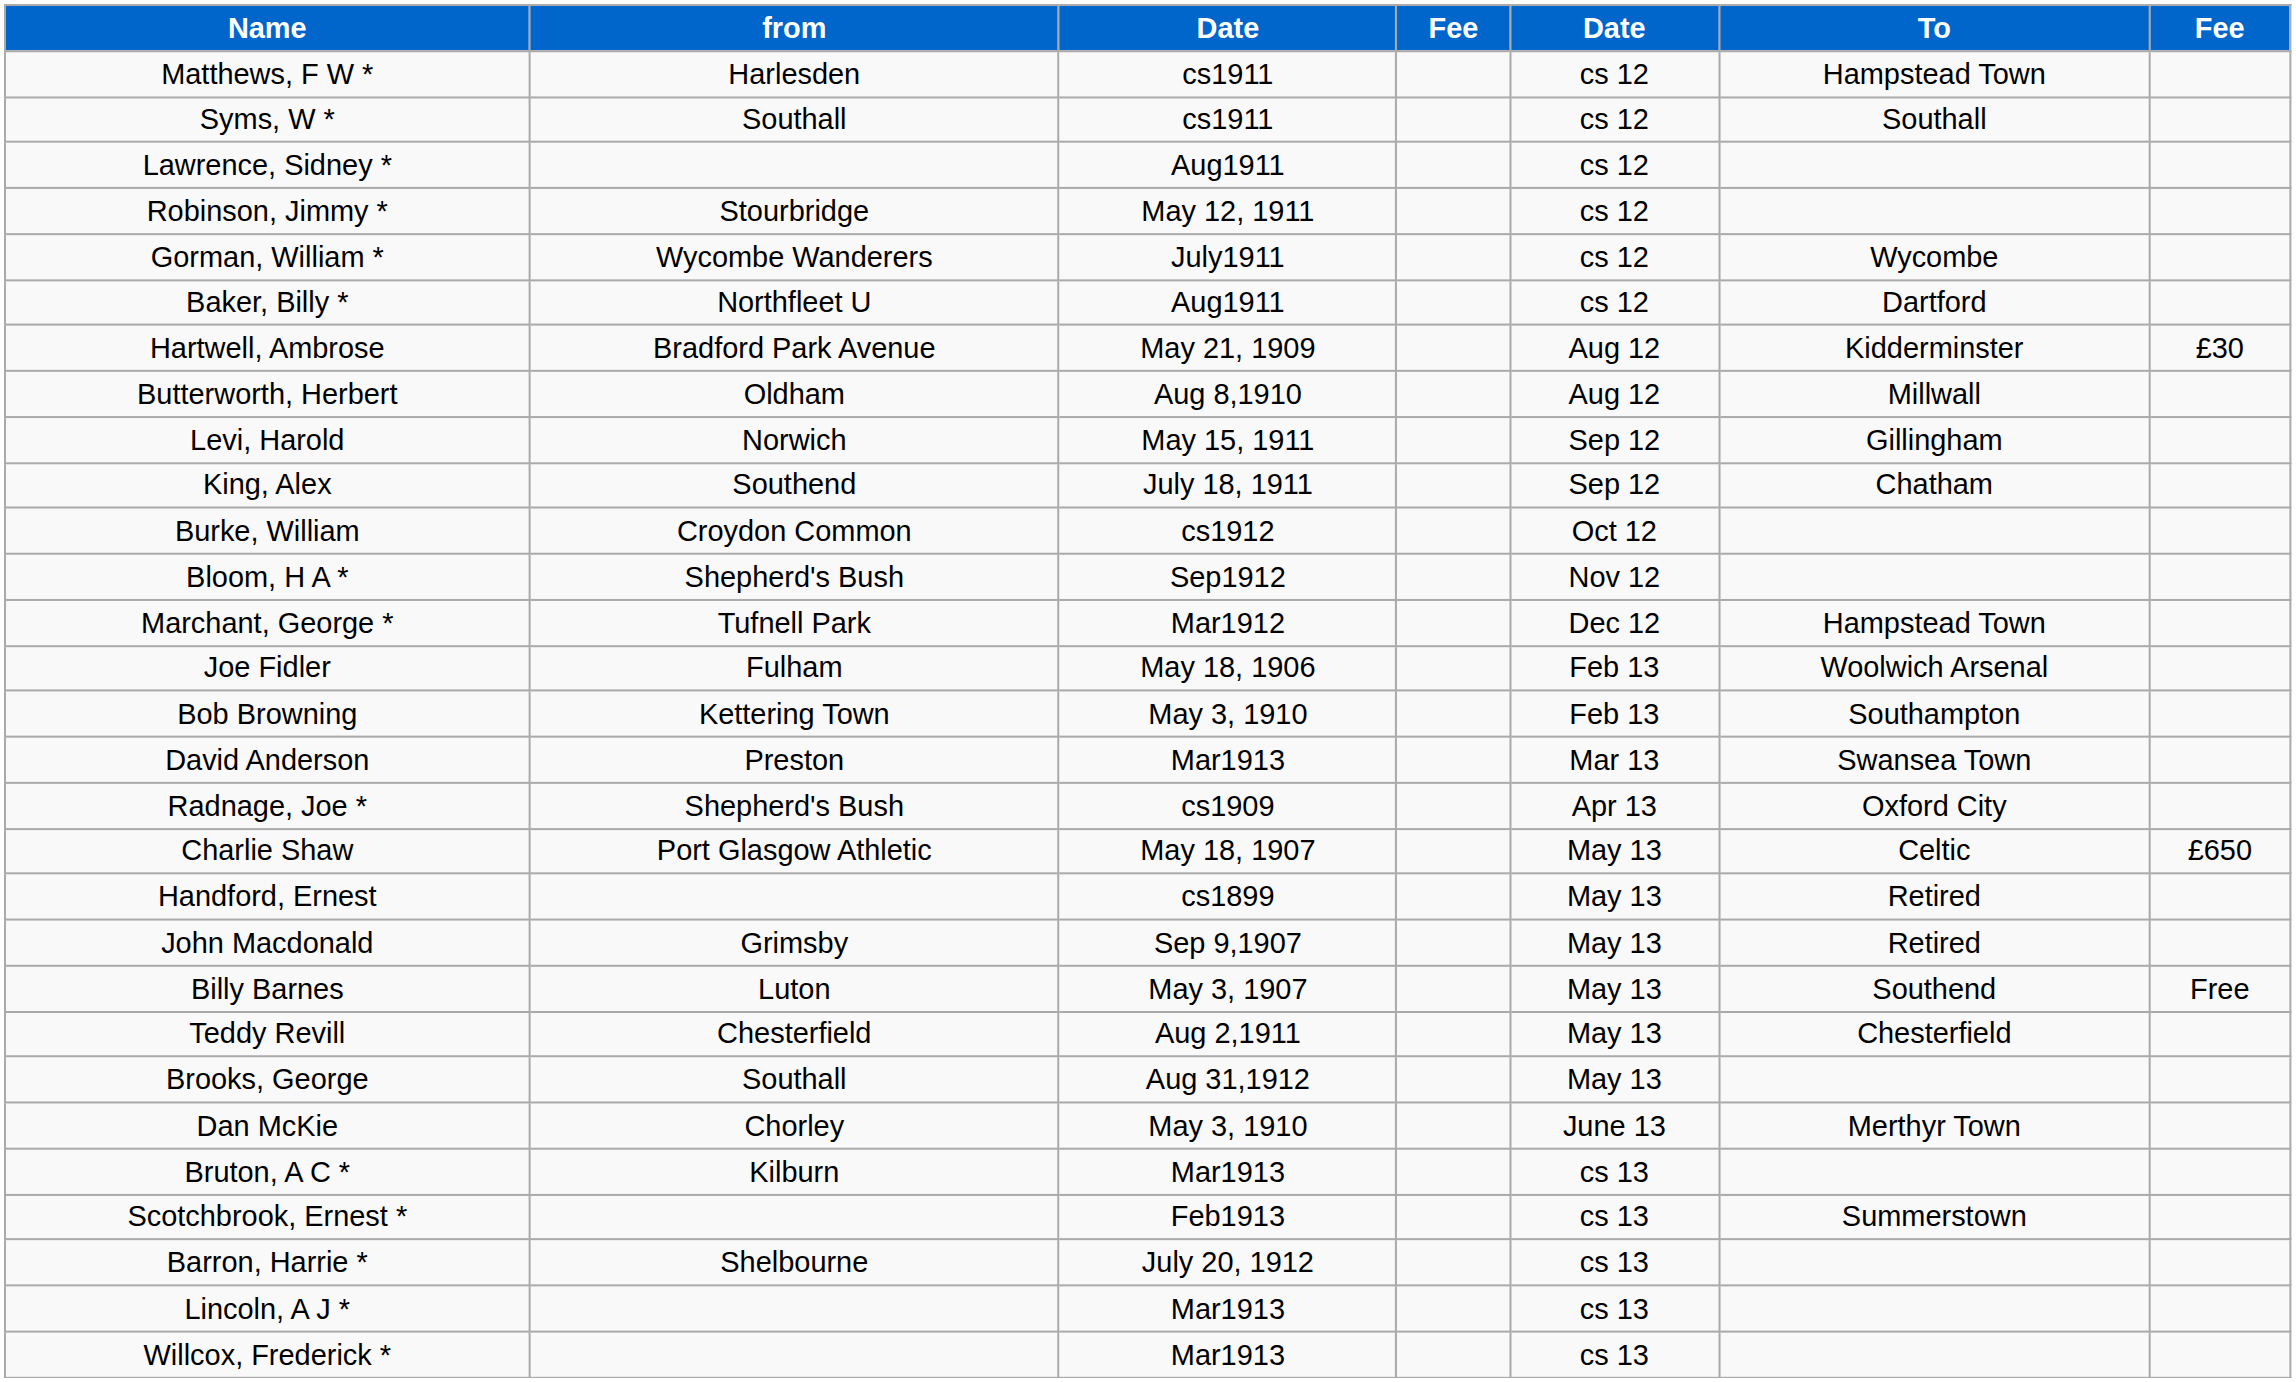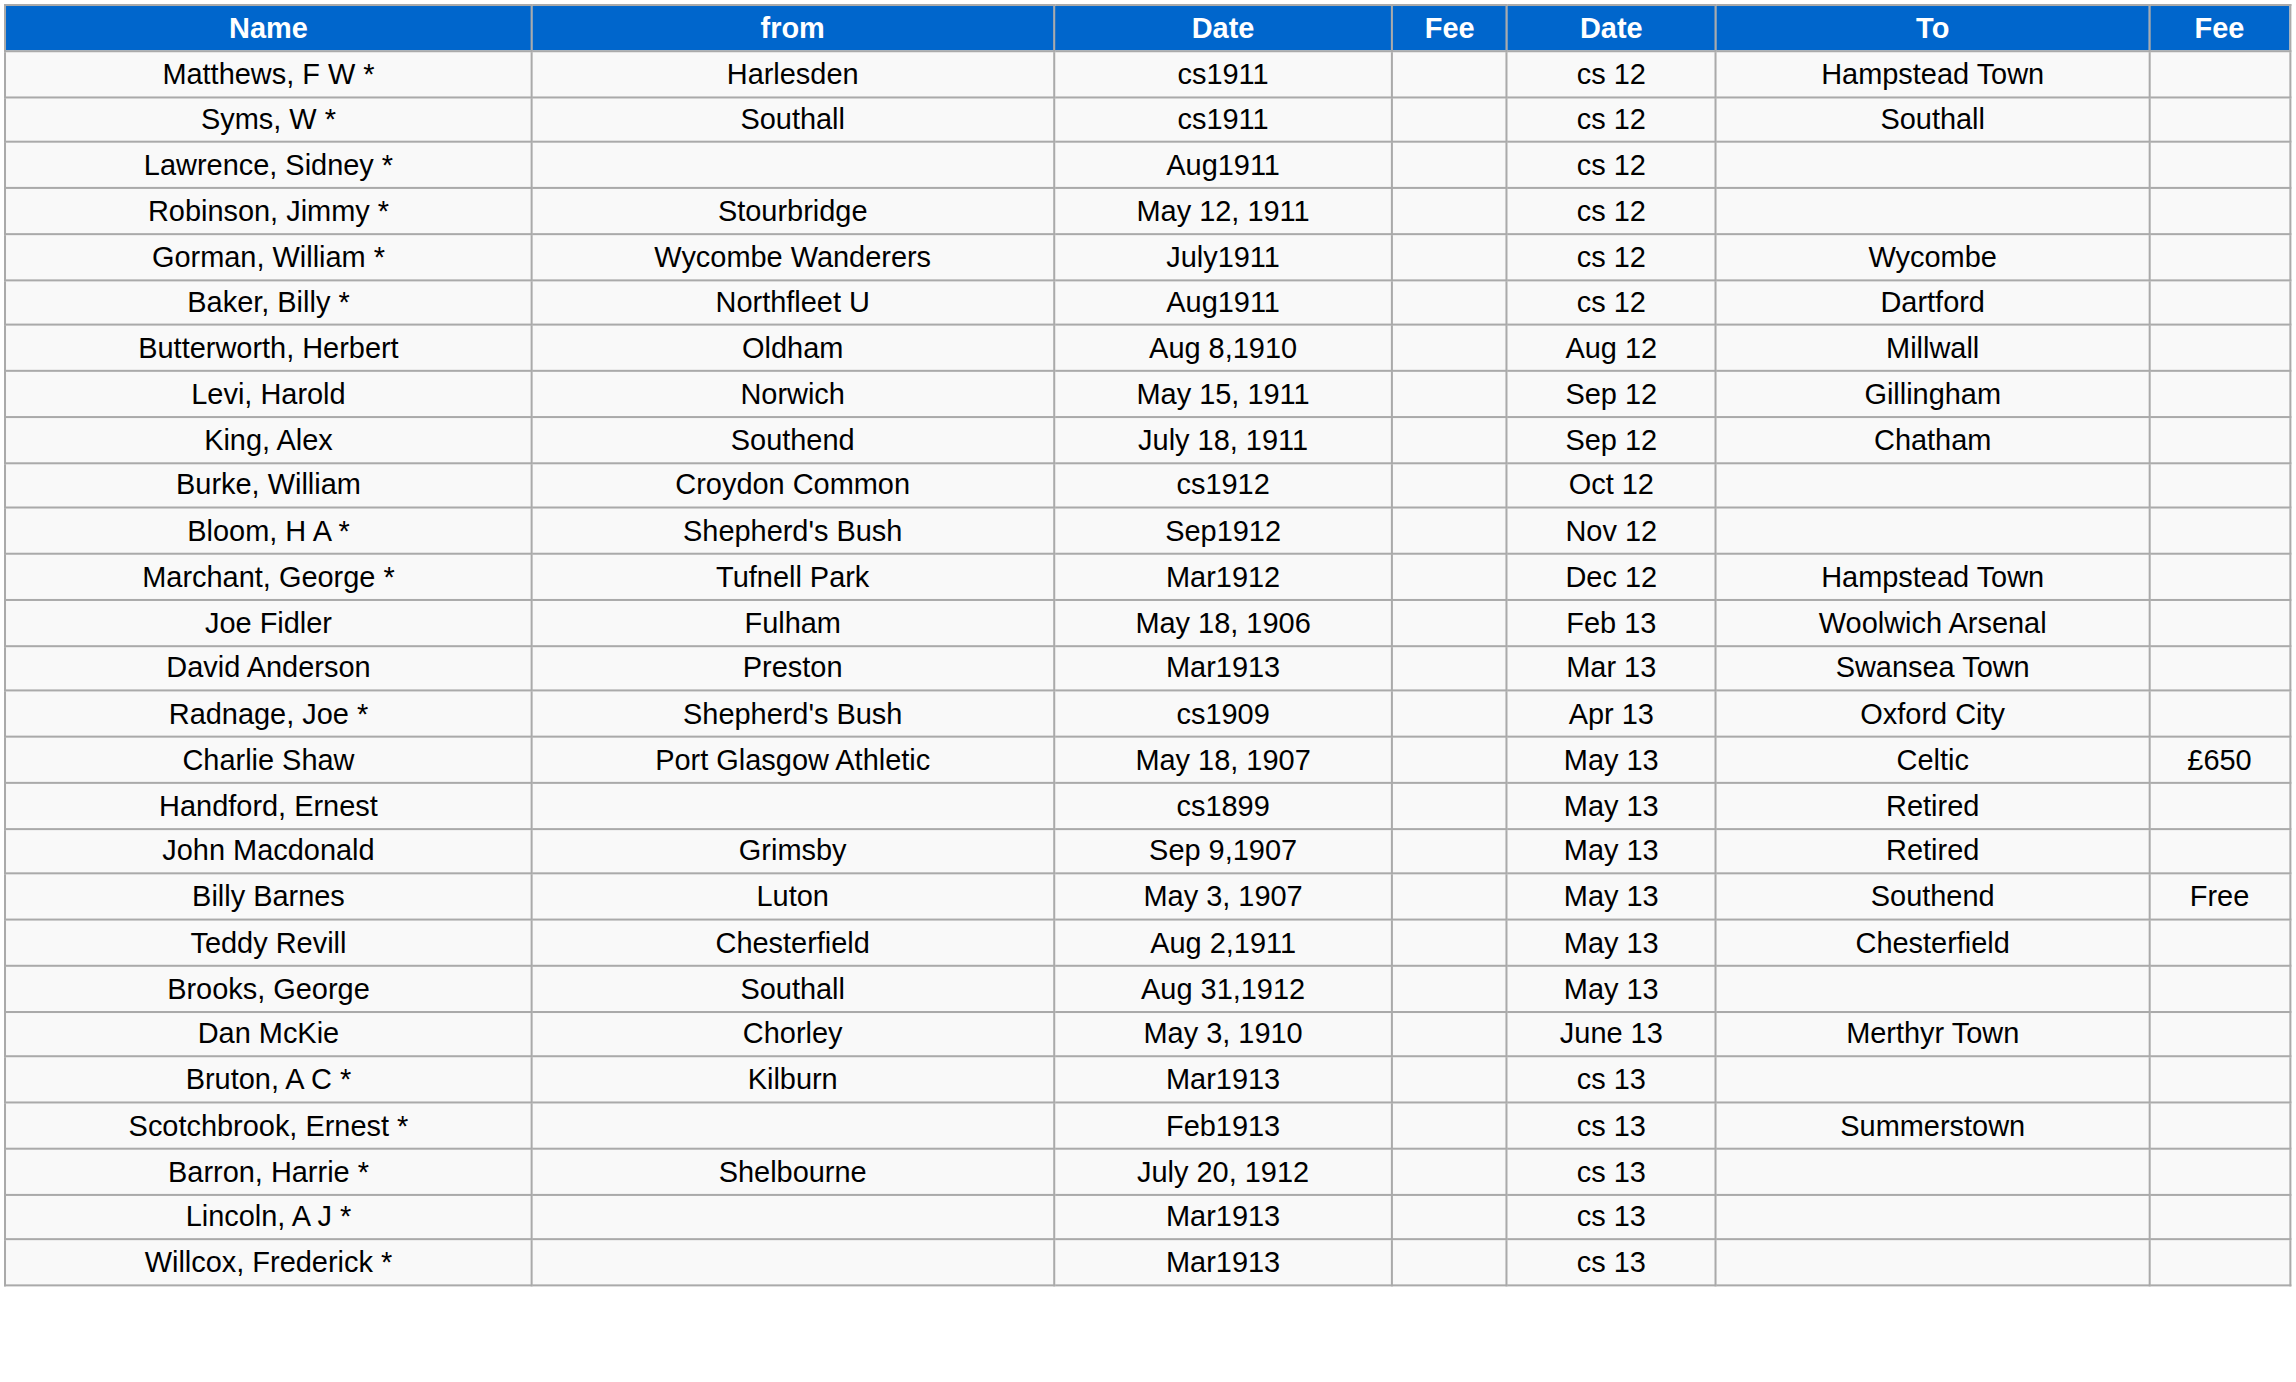- row: (267, 348)
- row: (267, 714)
